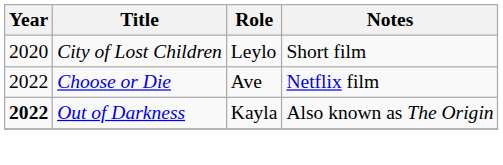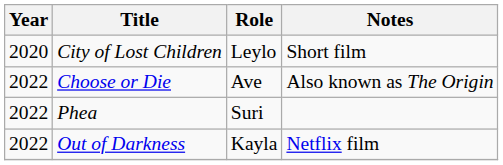(333, 81) Netflix film -> (390, 81) Also known as The Origin
+ row: (77, 112)
(29, 112) bold -> (29, 143) normal
(390, 112) Also known as The Origin -> (333, 143) Netflix film
